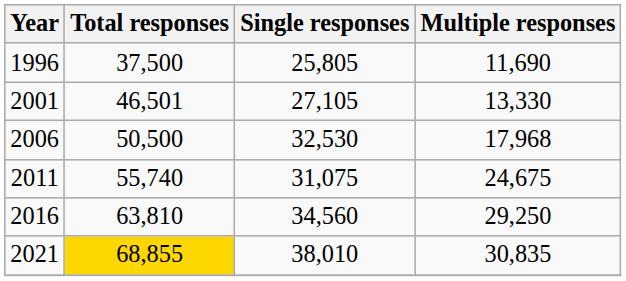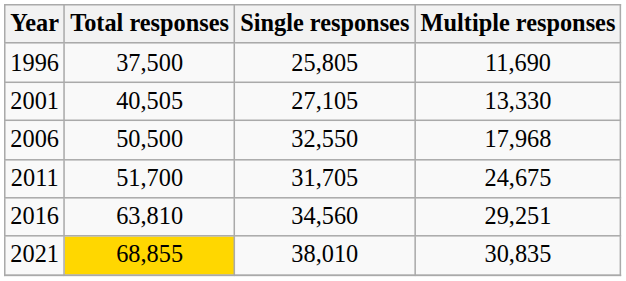(150, 100) 46,501 -> (150, 100) 40,505
(325, 139) 32,530 -> (325, 139) 32,550
(150, 178) 55,740 -> (150, 178) 51,700
(325, 178) 31,075 -> (325, 178) 31,705
(518, 216) 29,250 -> (518, 216) 29,251
